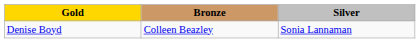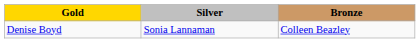columns swapped: (346, 12) <-> (210, 12)
